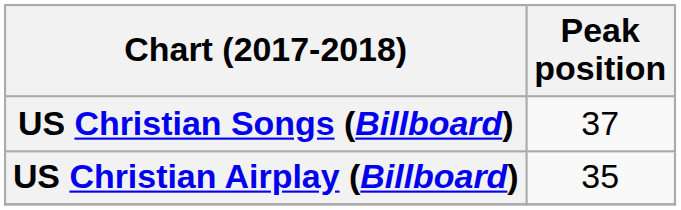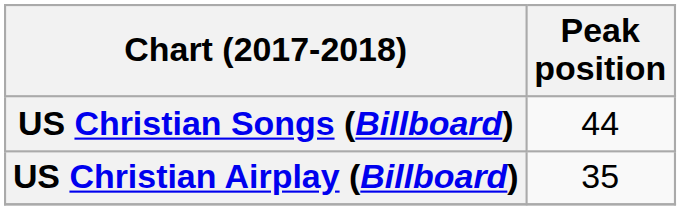(600, 123) 37 -> (600, 123) 44
